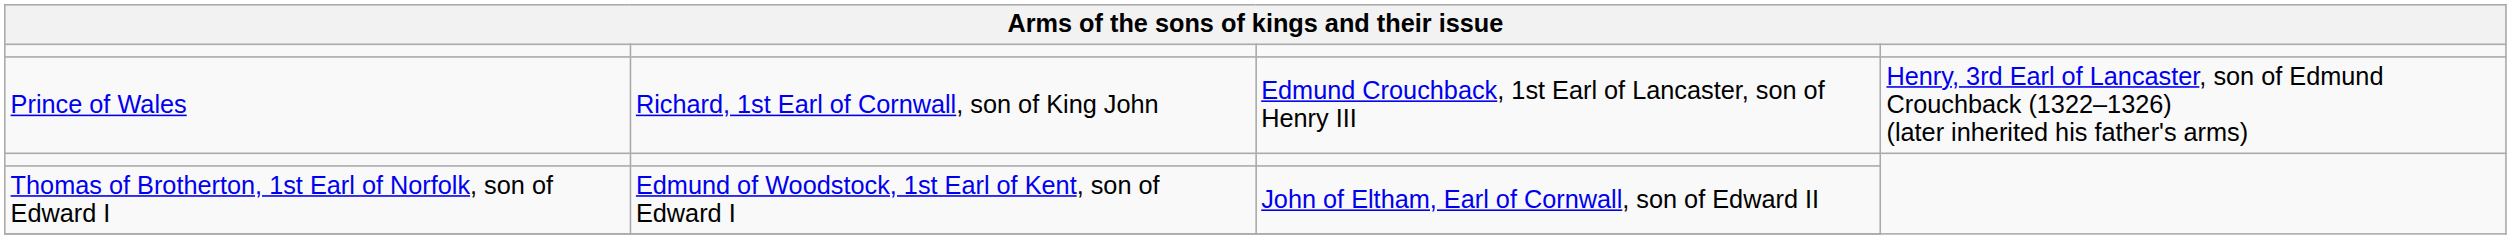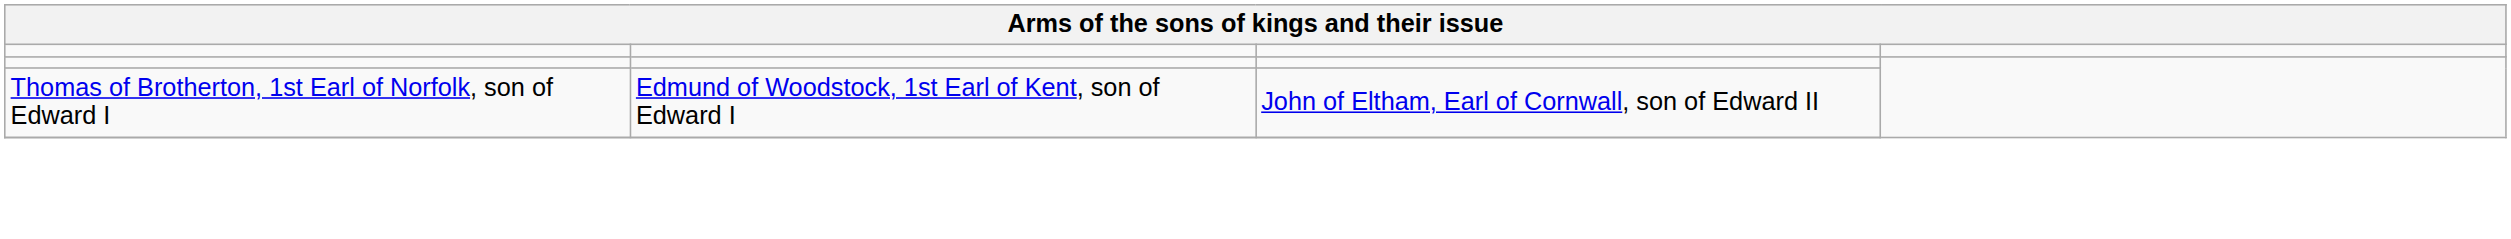- row: (99, 104)
